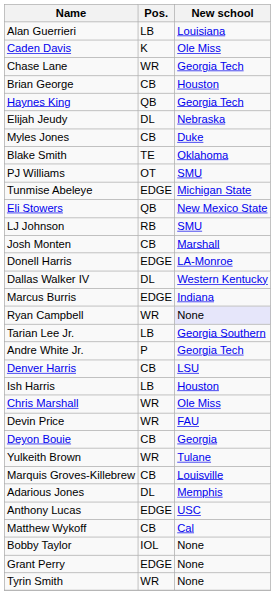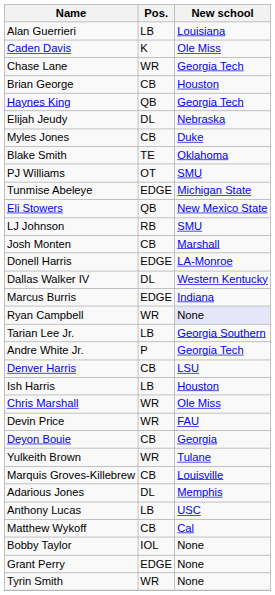(156, 510) EDGE -> (147, 510) LB
